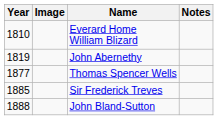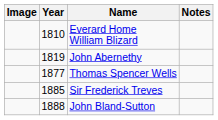columns swapped: (18, 12) <-> (50, 12)
